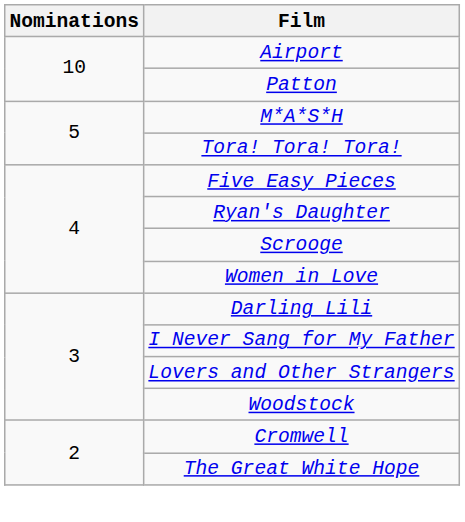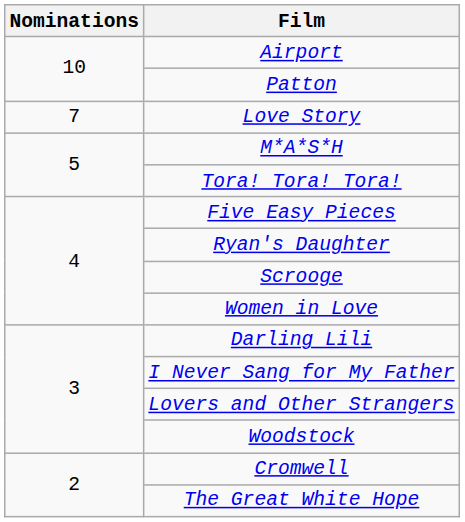+ row: (302, 117)
